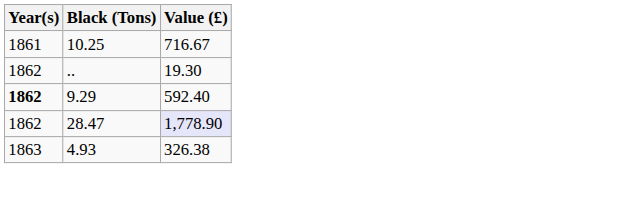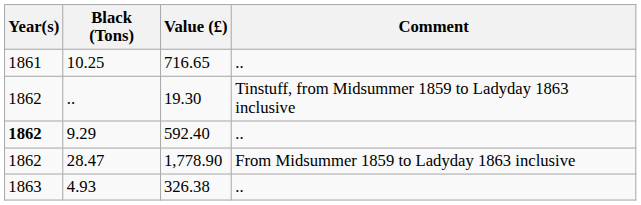+ column: (434, 27)
(187, 44) 716.67 -> (187, 62) 716.65
(193, 123) lavender background -> (193, 160) no background
